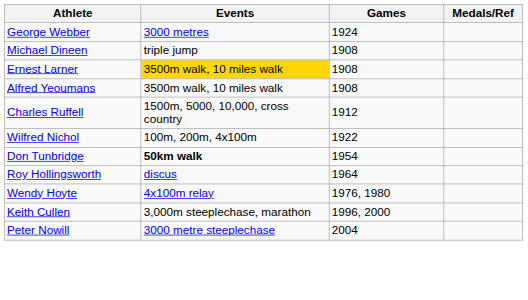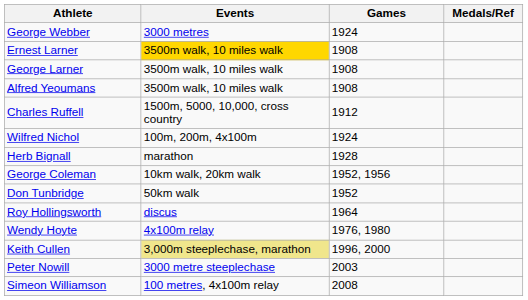- row: (47, 50)
+ row: (45, 69)
(345, 138) 1922 -> (345, 138) 1924
+ row: (39, 156)
+ row: (52, 175)
(173, 156) bold -> (171, 193) normal
(345, 156) 1954 -> (345, 193) 1952
(227, 212) no background -> (227, 249) khaki background
(345, 230) 2004 -> (345, 267) 2003
+ row: (57, 286)
